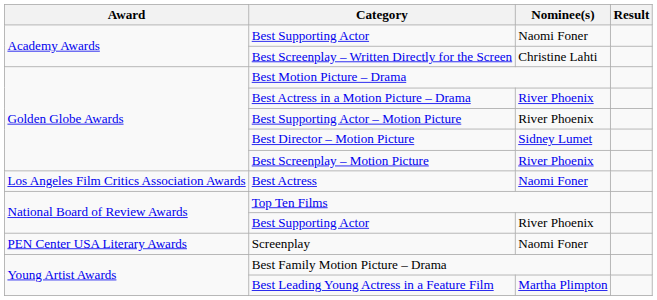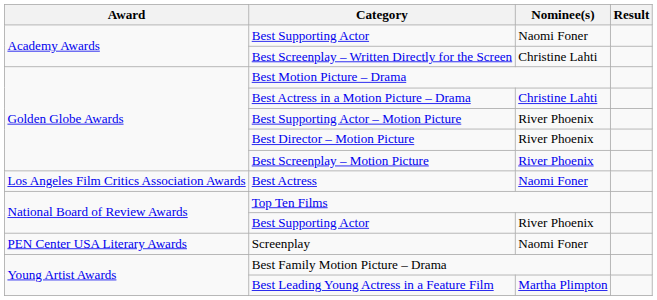(556, 98) River Phoenix -> (558, 98) Christine Lahti
(555, 139) Sidney Lumet -> (556, 139) River Phoenix
